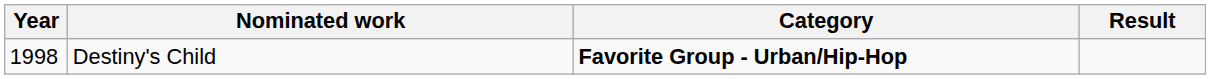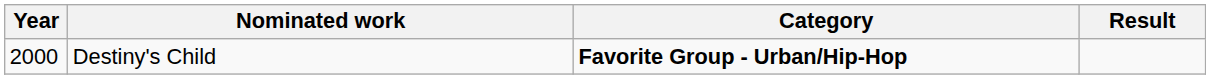(34, 56) 1998 -> (34, 56) 2000
